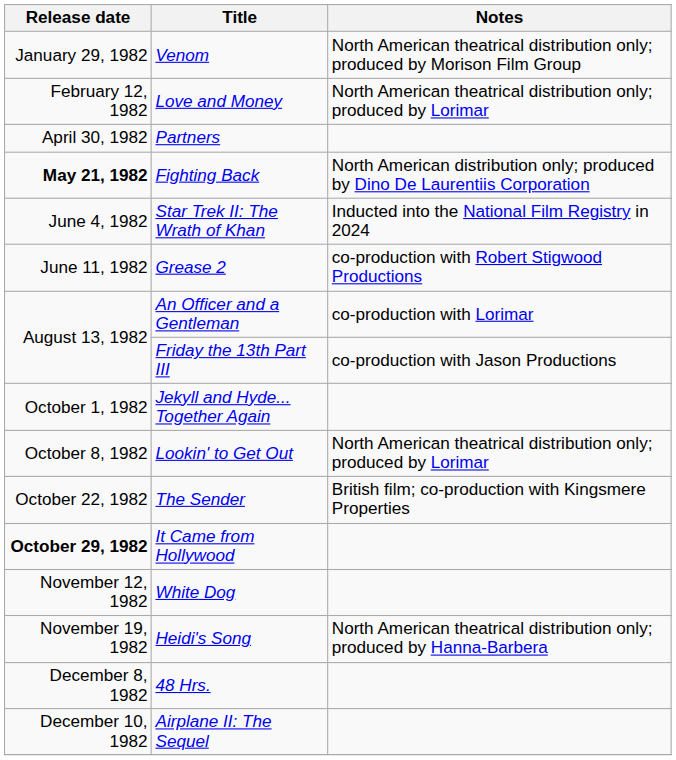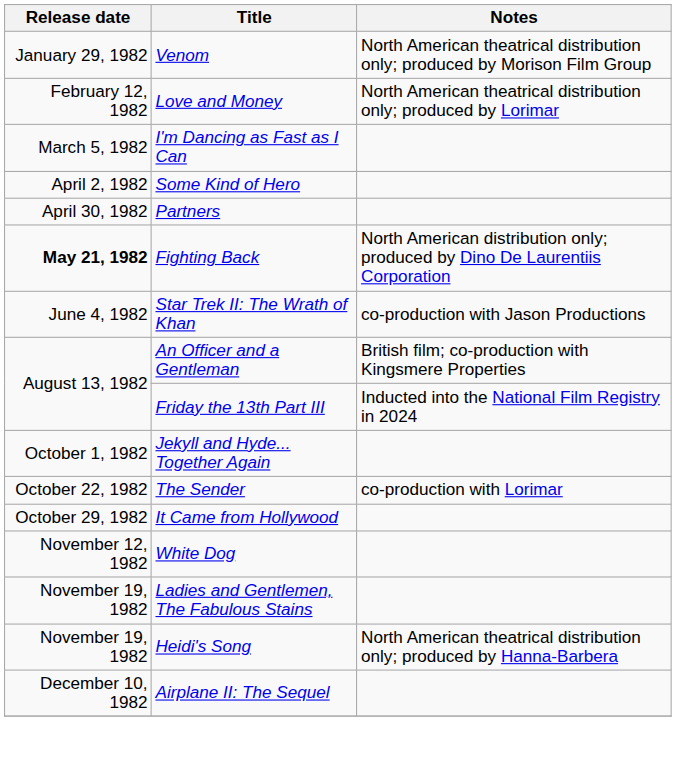+ row: (247, 147)
+ row: (228, 184)
(490, 221) Inducted into the National Film Registry in 2024 -> (503, 314) co-production with Jason Productions
- row: (191, 267)
(433, 314) co-production with Lorimar -> (475, 360) British film; co-production with Kingsmere Properties
(474, 360) co-production with Jason Productions -> (510, 406) Inducted into the National Film Registry in 2024
- row: (224, 453)
(489, 499) British film; co-production with Kingsmere Properties -> (462, 490) co-production with Lorimar
(79, 546) bold -> (81, 517) normal
+ row: (244, 600)
- row: (183, 685)
